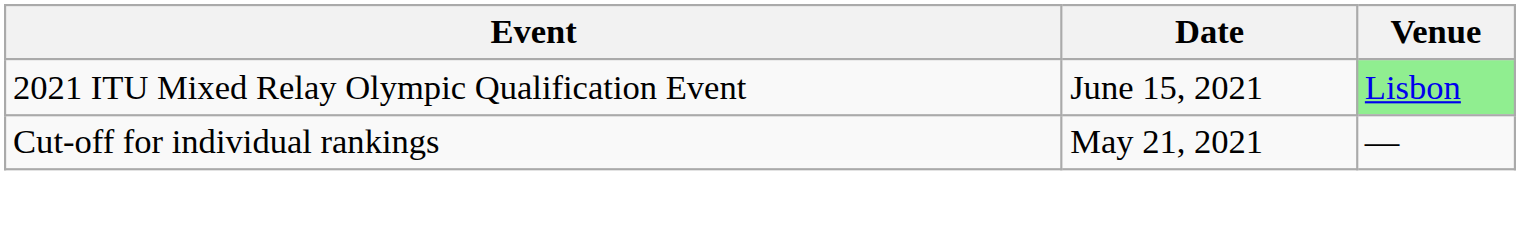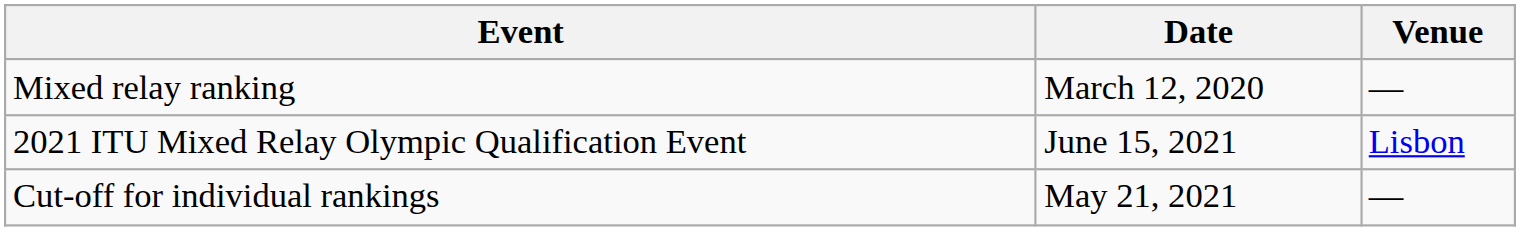+ row: (154, 86)
(1413, 86) lightgreen background -> (1417, 141) no background
